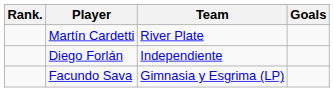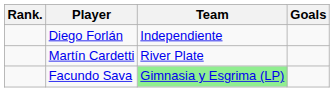rows swapped: (92, 35) <-> (86, 55)
(212, 76) no background -> (212, 76) lightgreen background
